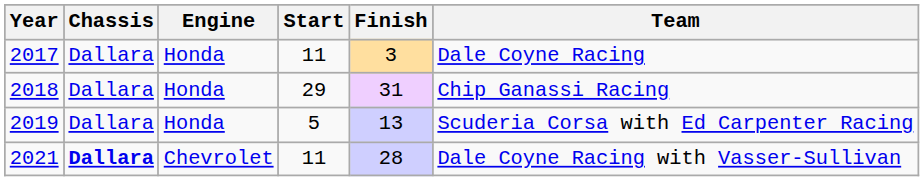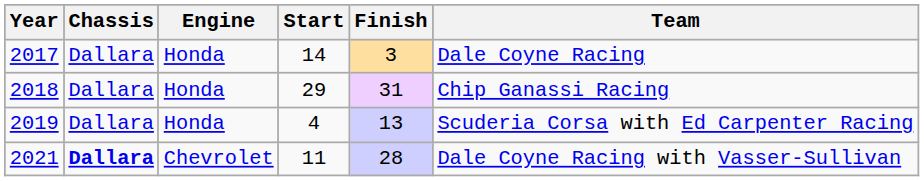(314, 56) 11 -> (314, 56) 14
(314, 124) 5 -> (314, 124) 4
